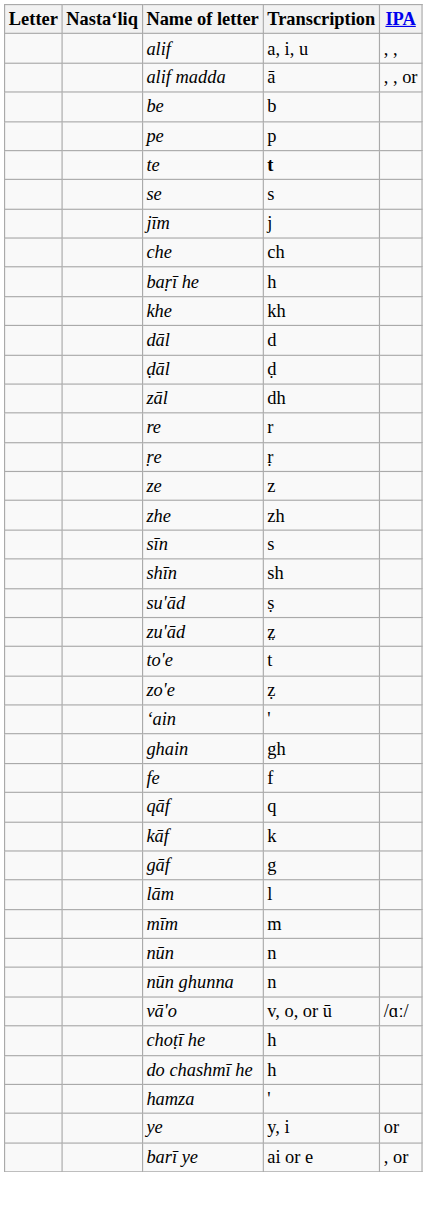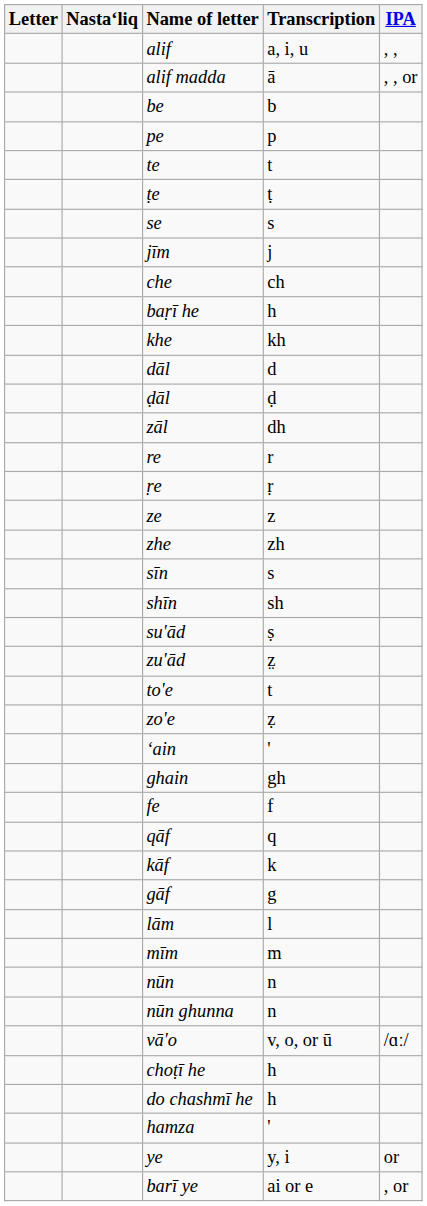(270, 164) bold -> (270, 164) normal
+ row: (153, 194)
